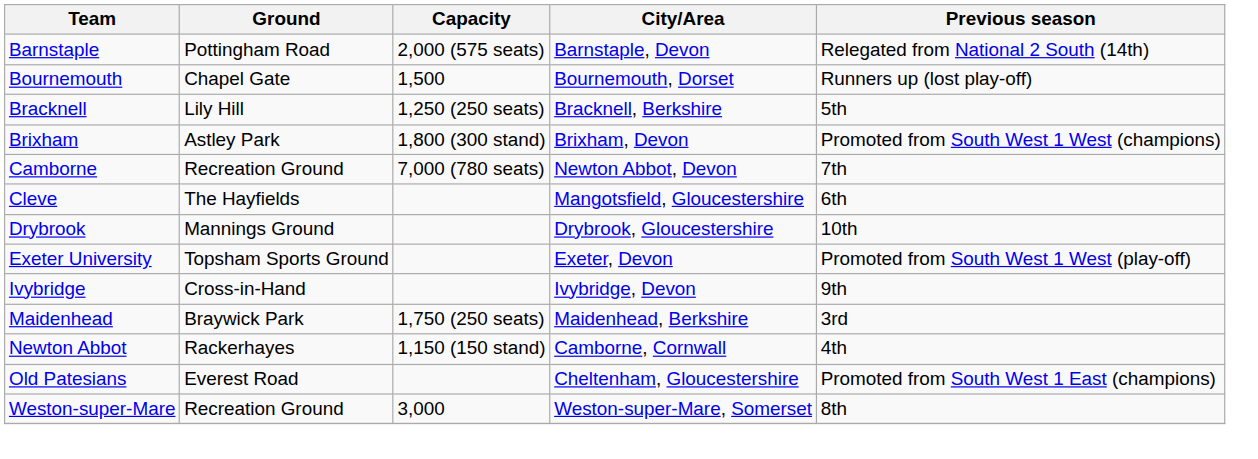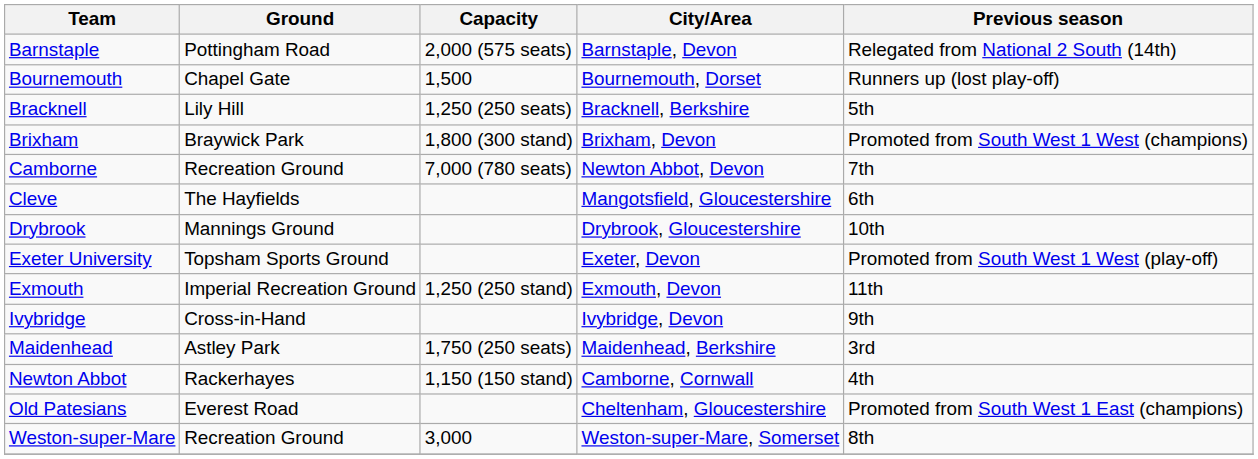(232, 139) Astley Park -> (244, 139) Braywick Park
+ row: (46, 288)
(244, 318) Braywick Park -> (232, 348) Astley Park
